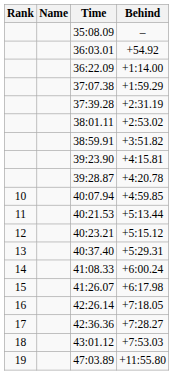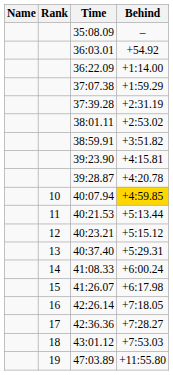columns swapped: (20, 13) <-> (54, 13)
(143, 196) no background -> (143, 196) gold background
